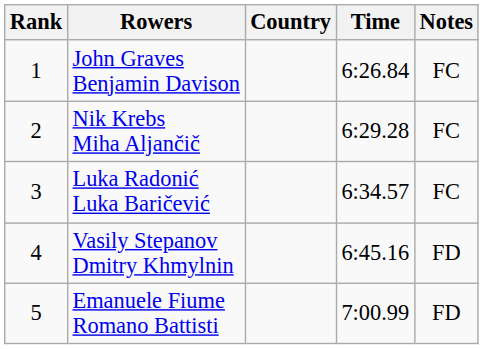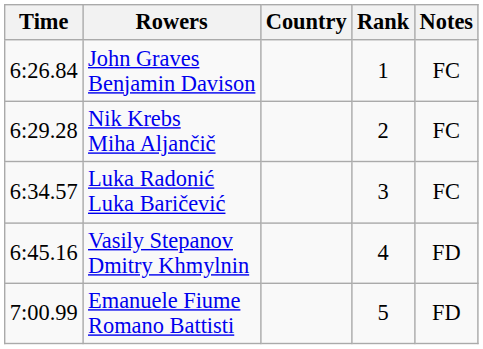columns swapped: (36, 22) <-> (375, 22)
